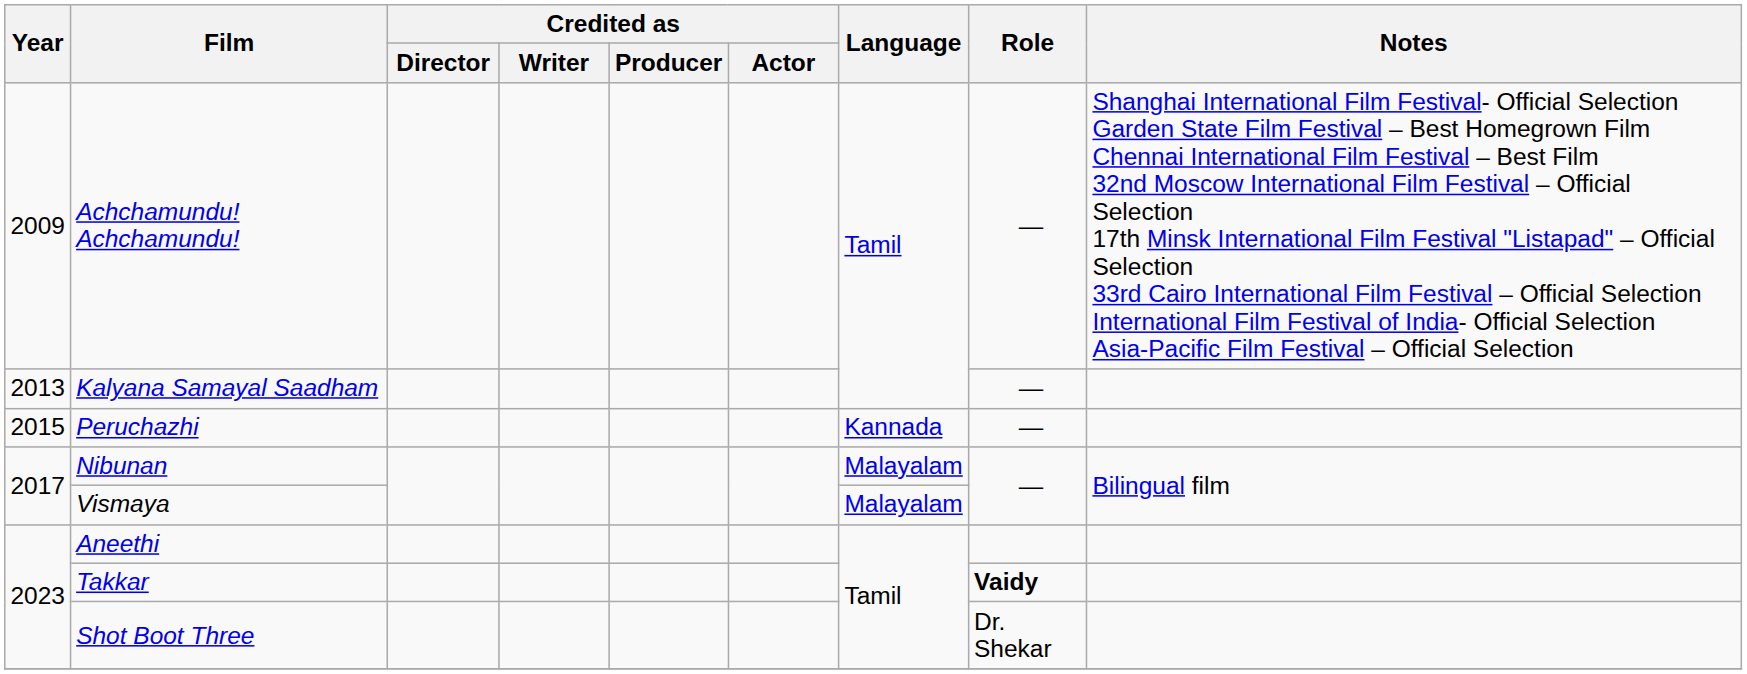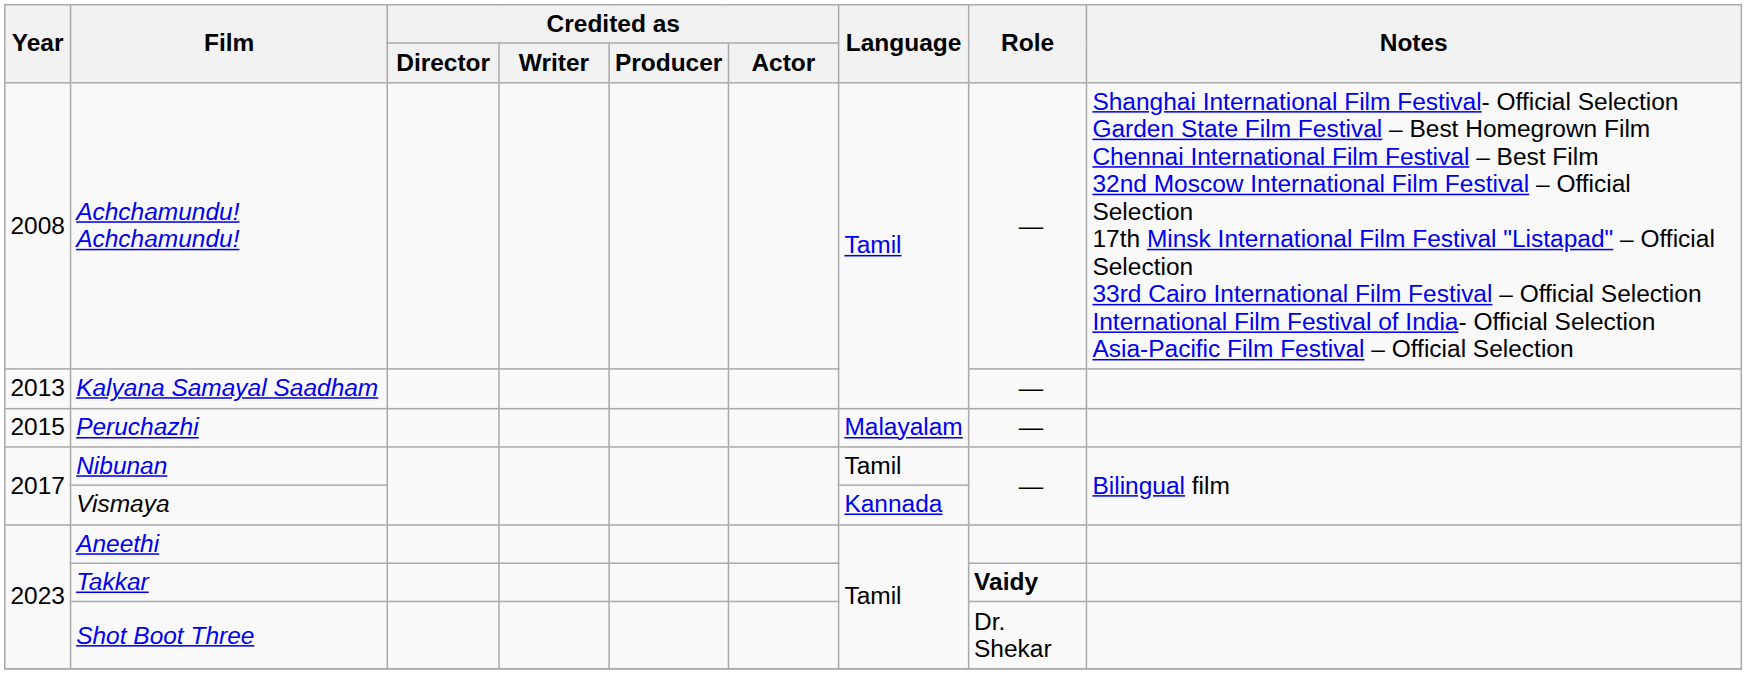(38, 225) 2009 -> (38, 225) 2008
(893, 427) Kannada -> (904, 427) Malayalam
(904, 465) Malayalam -> (873, 465) Tamil
(904, 504) Malayalam -> (893, 504) Kannada
